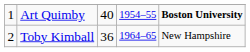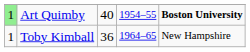(11, 15) no background -> (11, 15) lightgreen background
(11, 36) 2 -> (11, 36) 1
